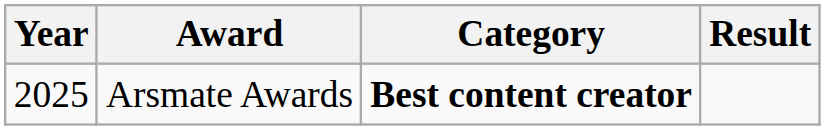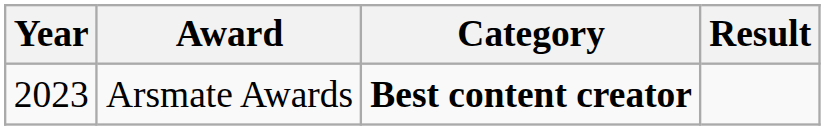(51, 93) 2025 -> (51, 93) 2023
